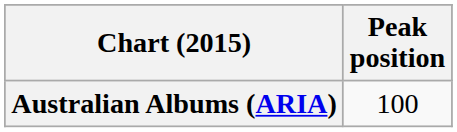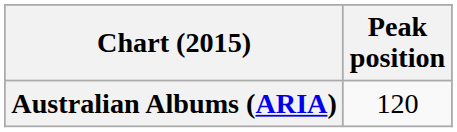(398, 103) 100 -> (398, 103) 120
